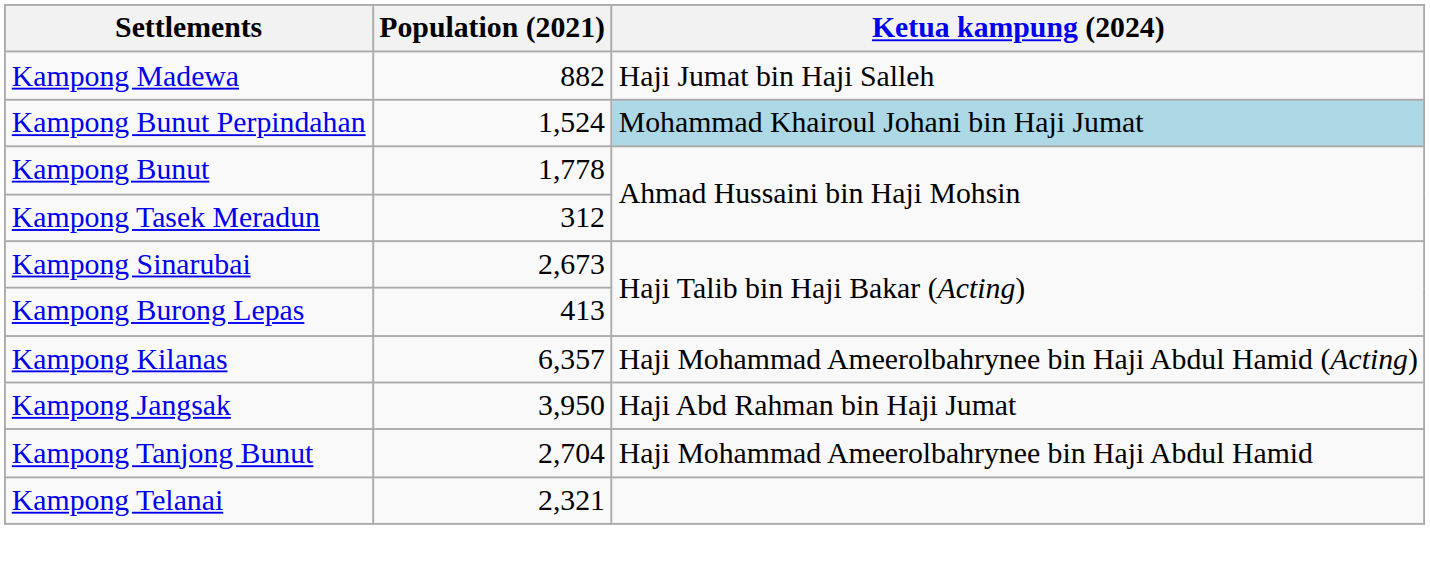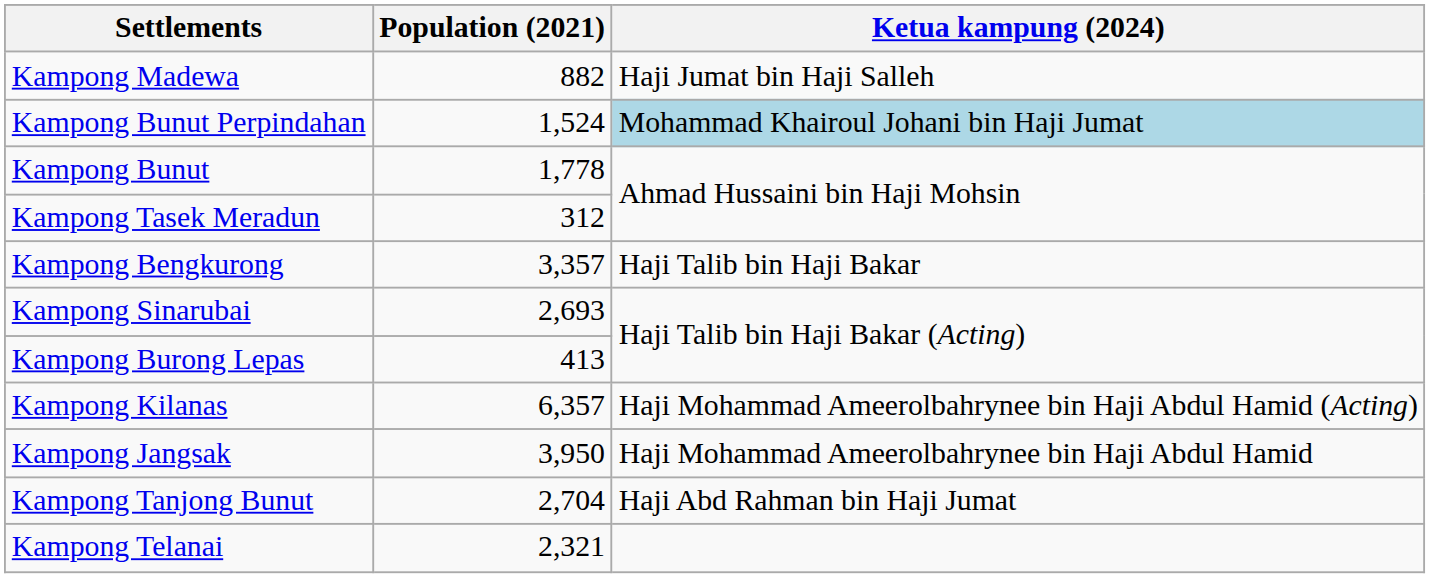+ row: (148, 264)
(572, 264) 2,673 -> (572, 311) 2,693
(817, 405) Haji Abd Rahman bin Haji Jumat -> (966, 452) Haji Mohammad Ameerolbahrynee bin Haji Abdul Hamid
(966, 452) Haji Mohammad Ameerolbahrynee bin Haji Abdul Hamid -> (817, 500) Haji Abd Rahman bin Haji Jumat
